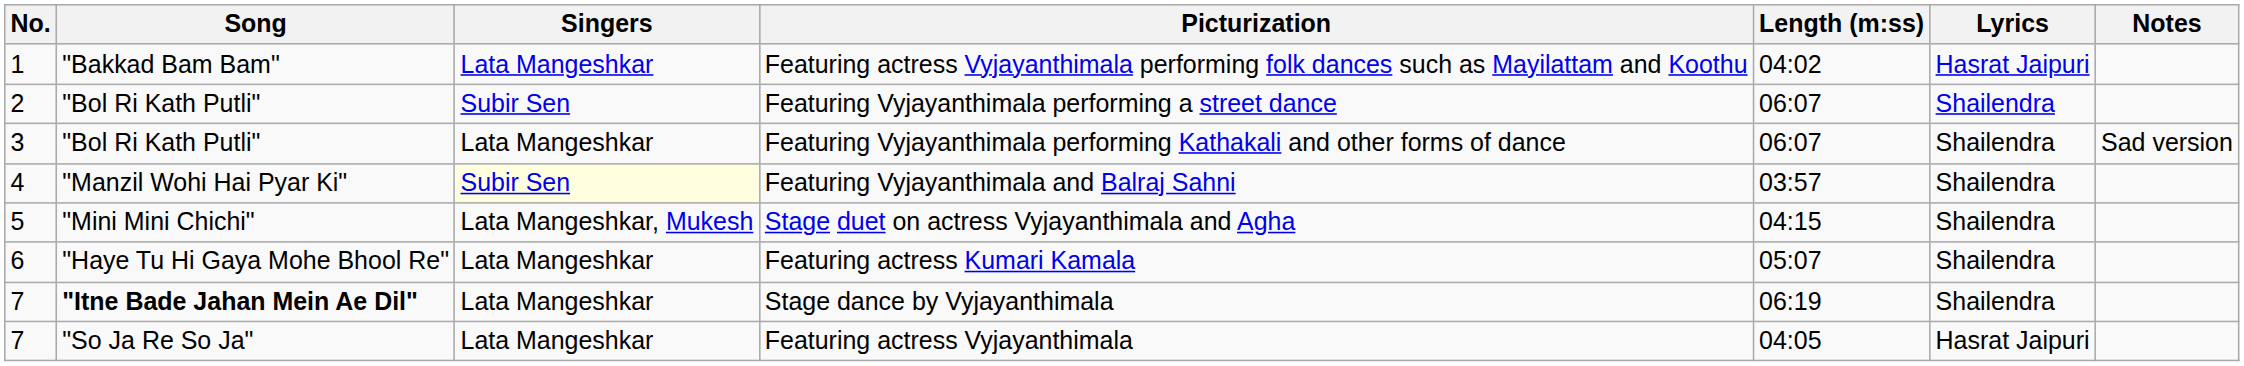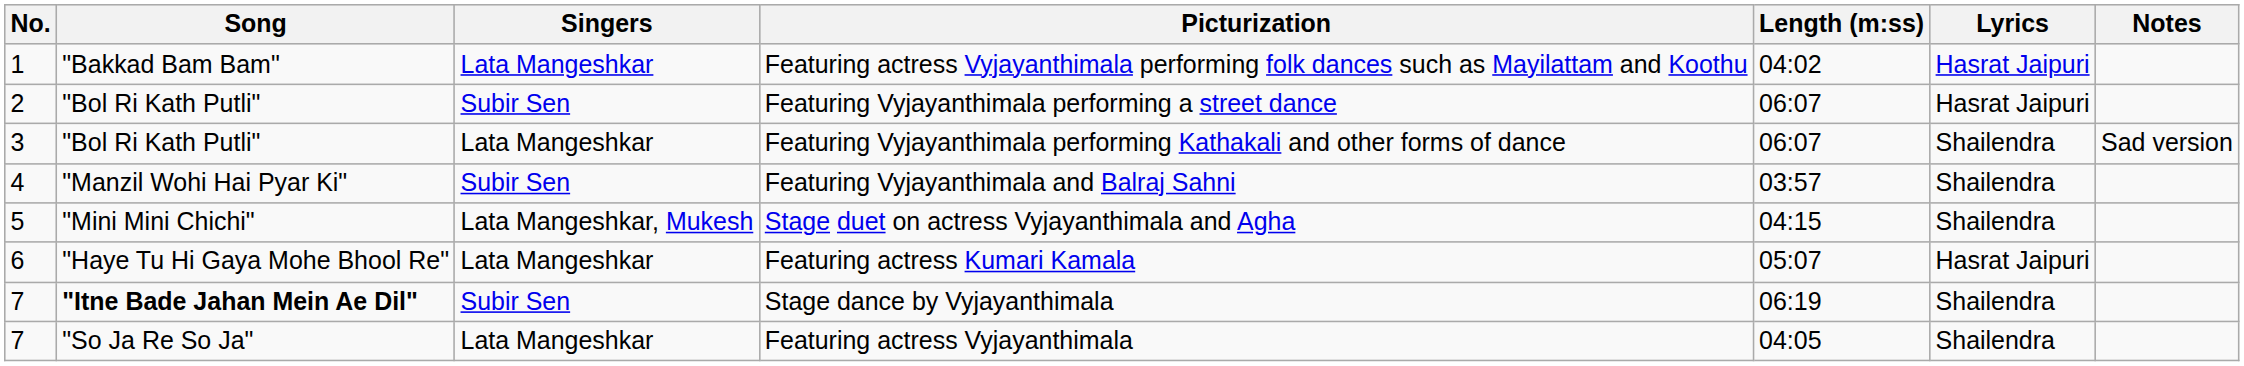(1995, 103) Shailendra -> (2013, 103) Hasrat Jaipuri
(515, 182) lightyellow background -> (515, 182) no background
(1995, 261) Shailendra -> (2013, 261) Hasrat Jaipuri
(557, 301) Lata Mangeshkar -> (515, 301) Subir Sen
(2013, 340) Hasrat Jaipuri -> (1995, 340) Shailendra
